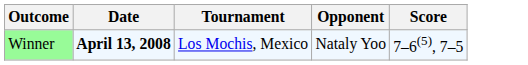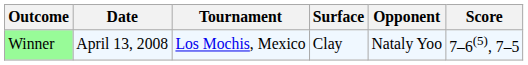+ column: (339, 16)
(124, 44) bold -> (122, 44) normal
